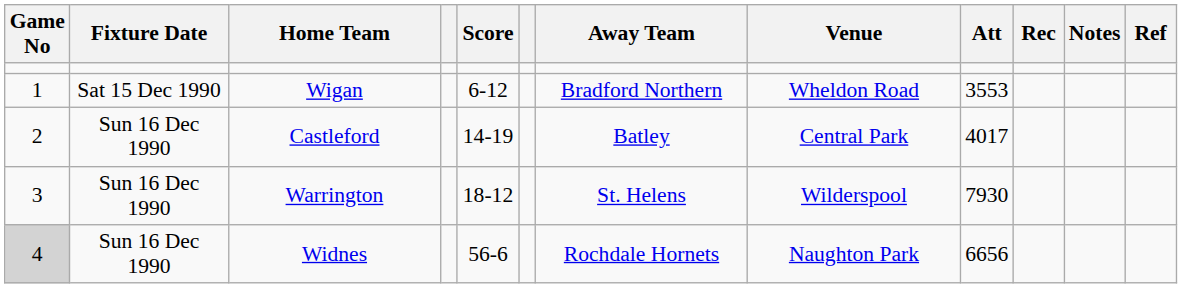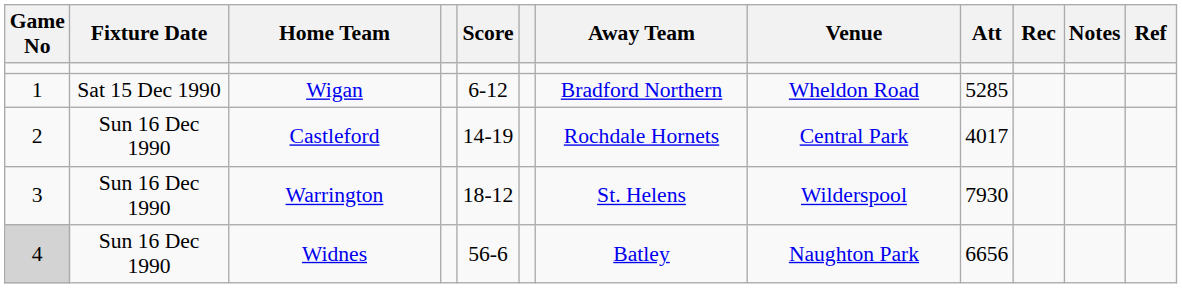(987, 90) 3553 -> (987, 90) 5285
(642, 136) Batley -> (642, 136) Rochdale Hornets
(642, 253) Rochdale Hornets -> (642, 253) Batley
